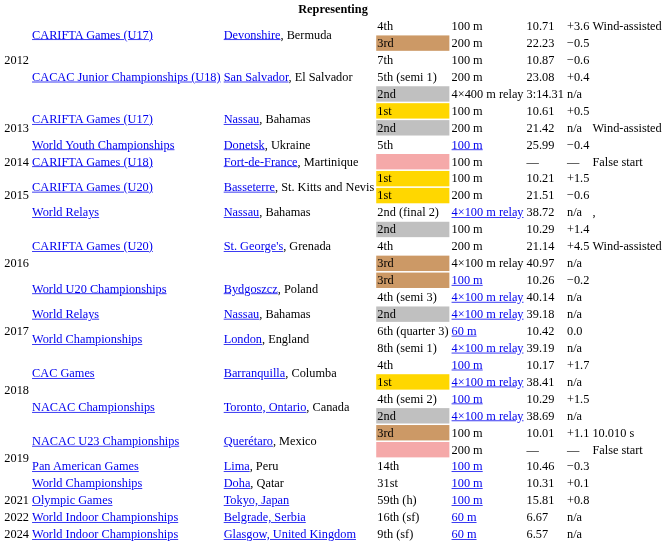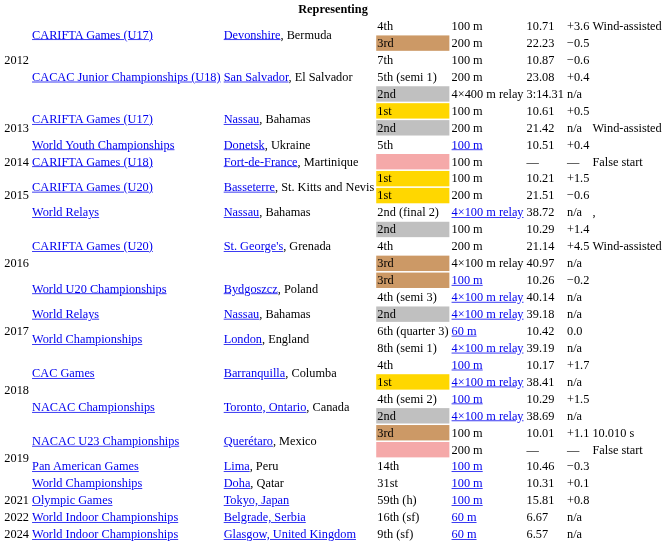(540, 144) 25.99 -> (540, 144) 10.51
(578, 144) −0.4 -> (578, 144) +0.4
